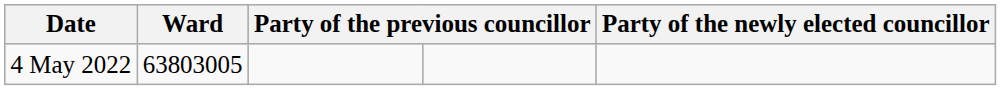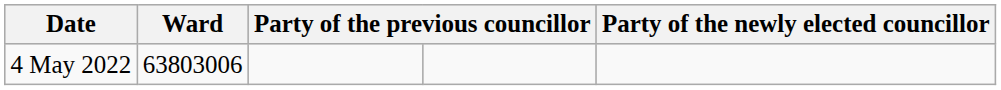(193, 63) 63803005 -> (193, 63) 63803006
